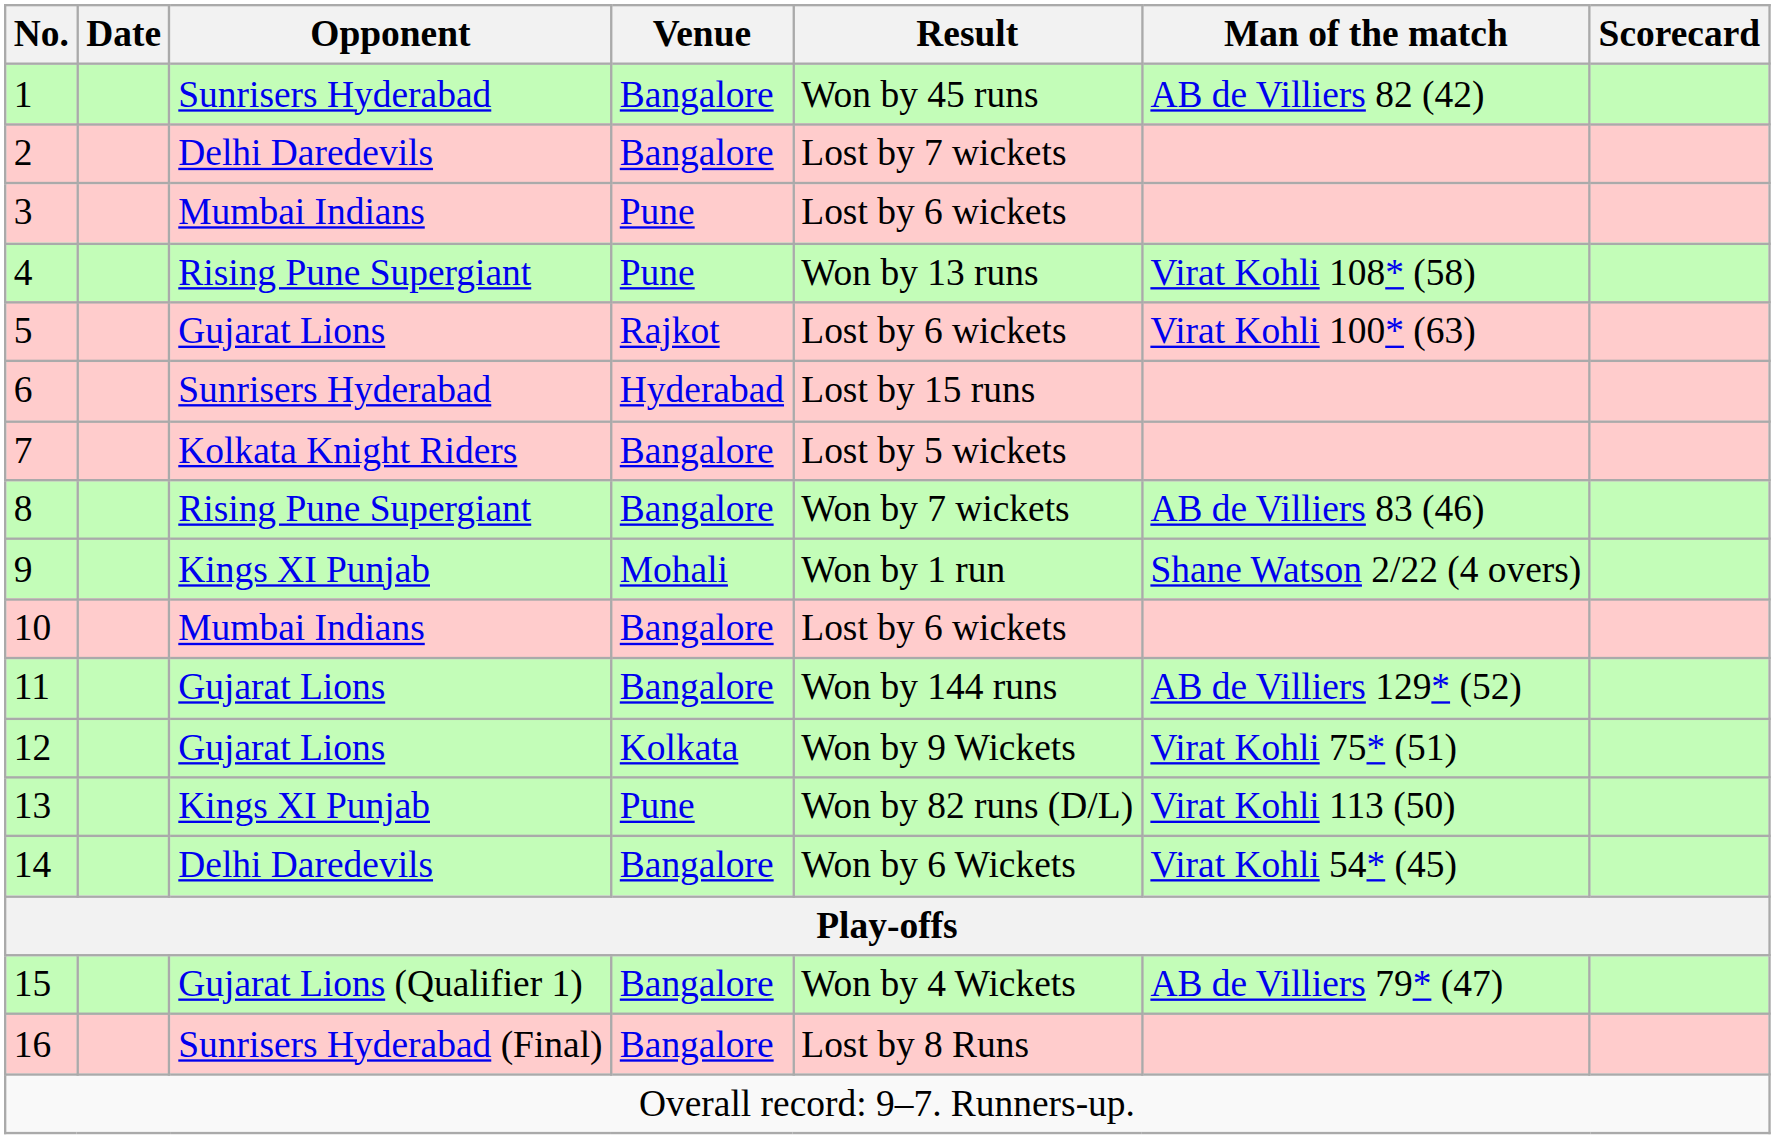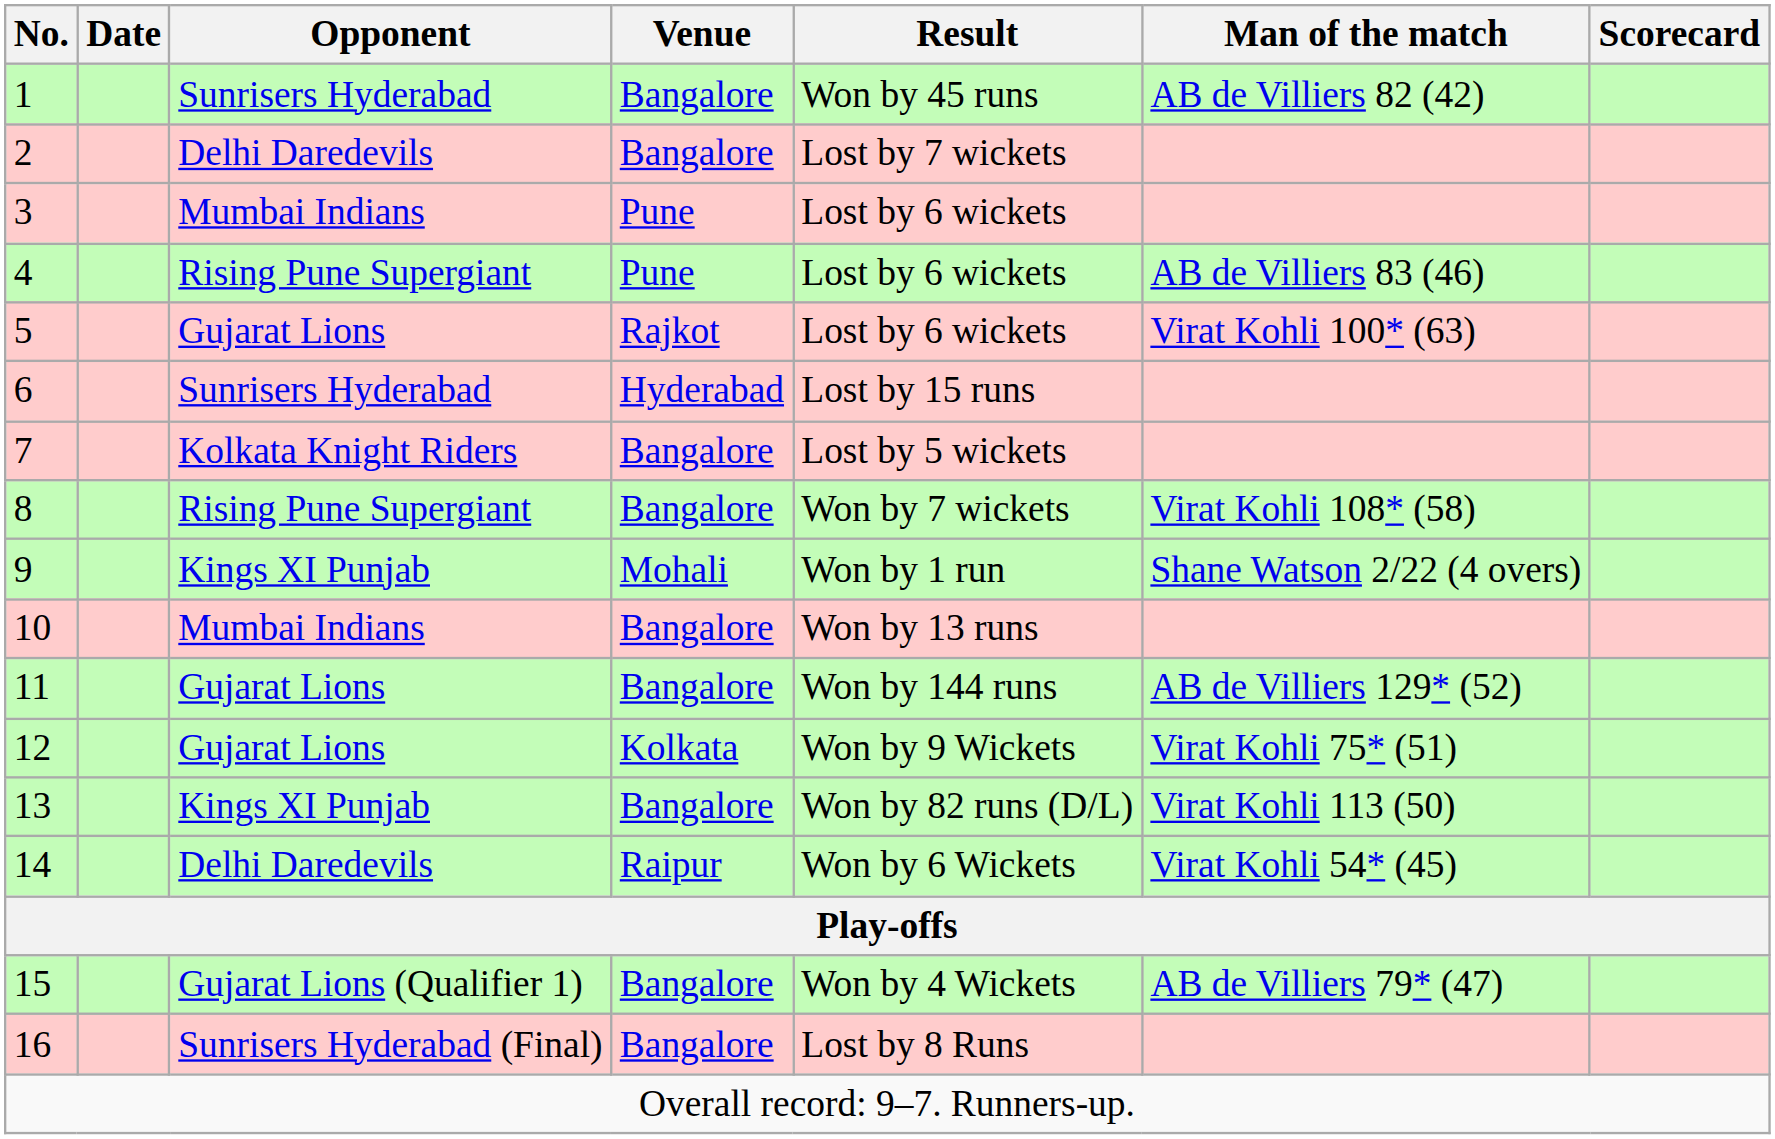(920, 271) Won by 13 runs -> (934, 271) Lost by 6 wickets
(1313, 271) Virat Kohli 108* (58) -> (1317, 271) AB de Villiers 83 (46)
(1317, 509) AB de Villiers 83 (46) -> (1313, 509) Virat Kohli 108* (58)
(934, 627) Lost by 6 wickets -> (920, 627) Won by 13 runs
(657, 806) Pune -> (697, 806) Bangalore
(697, 865) Bangalore -> (671, 865) Raipur
